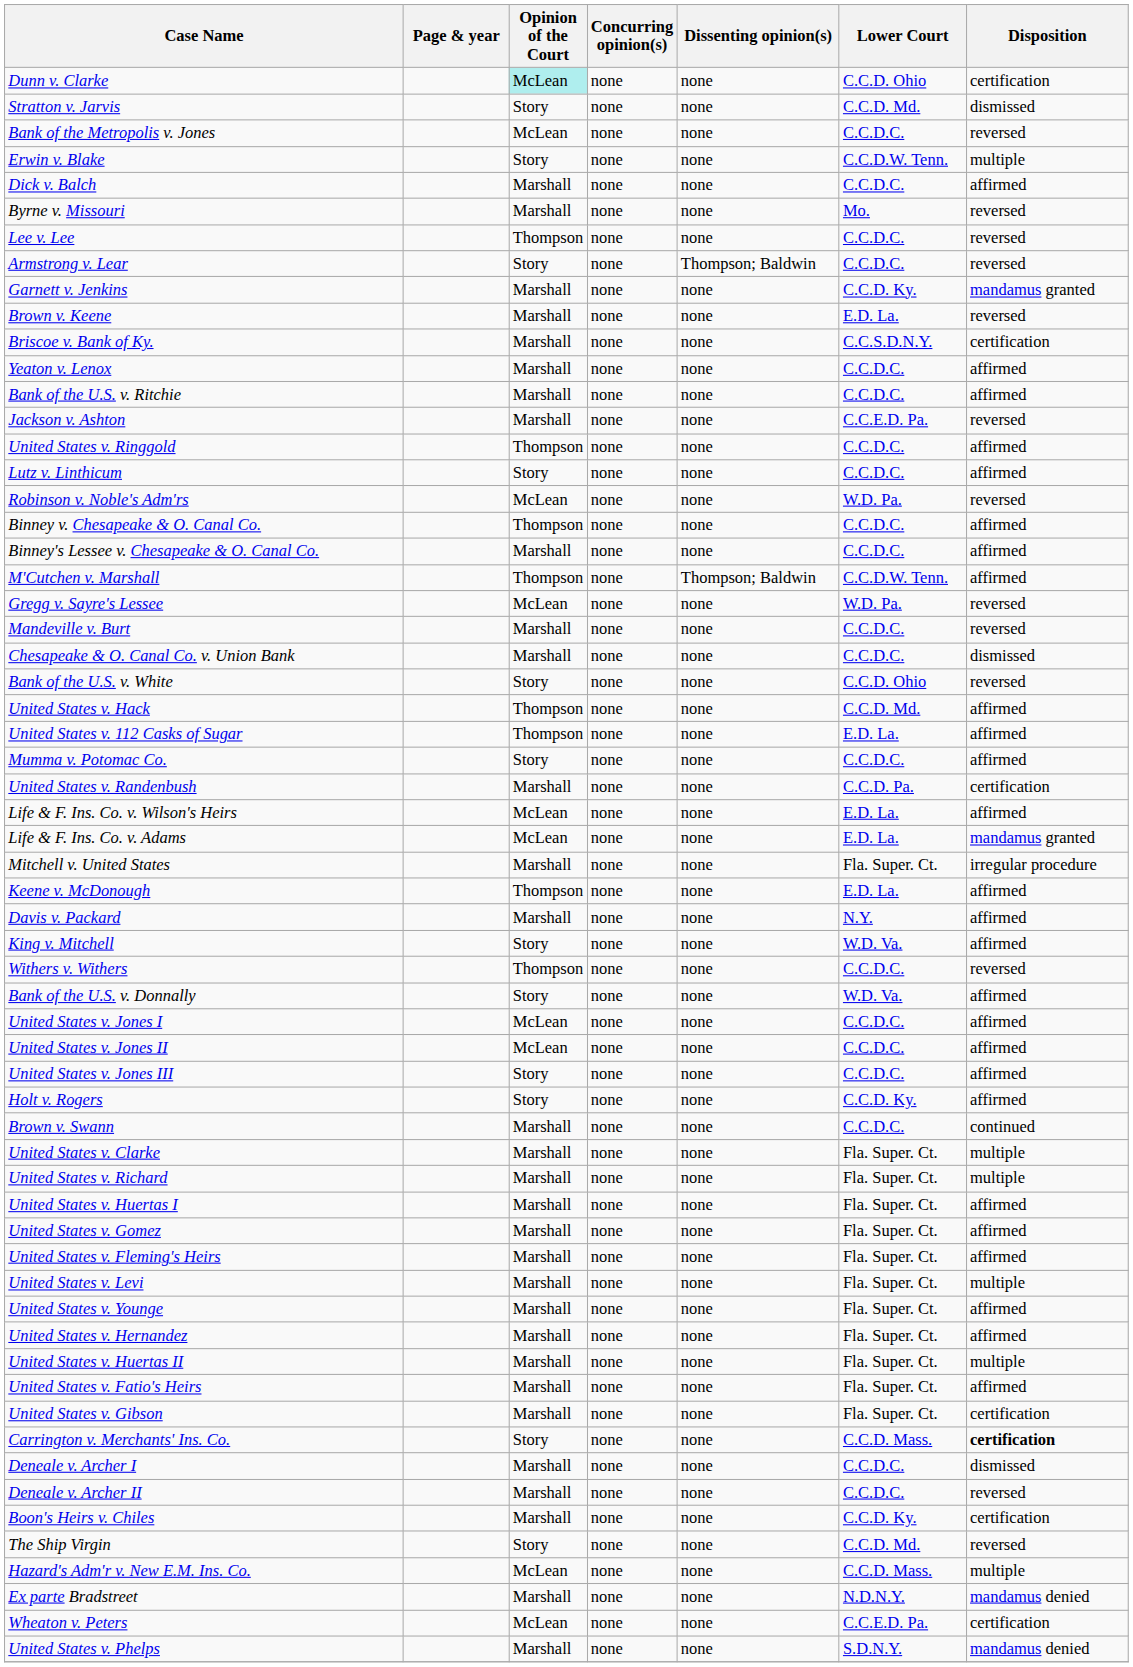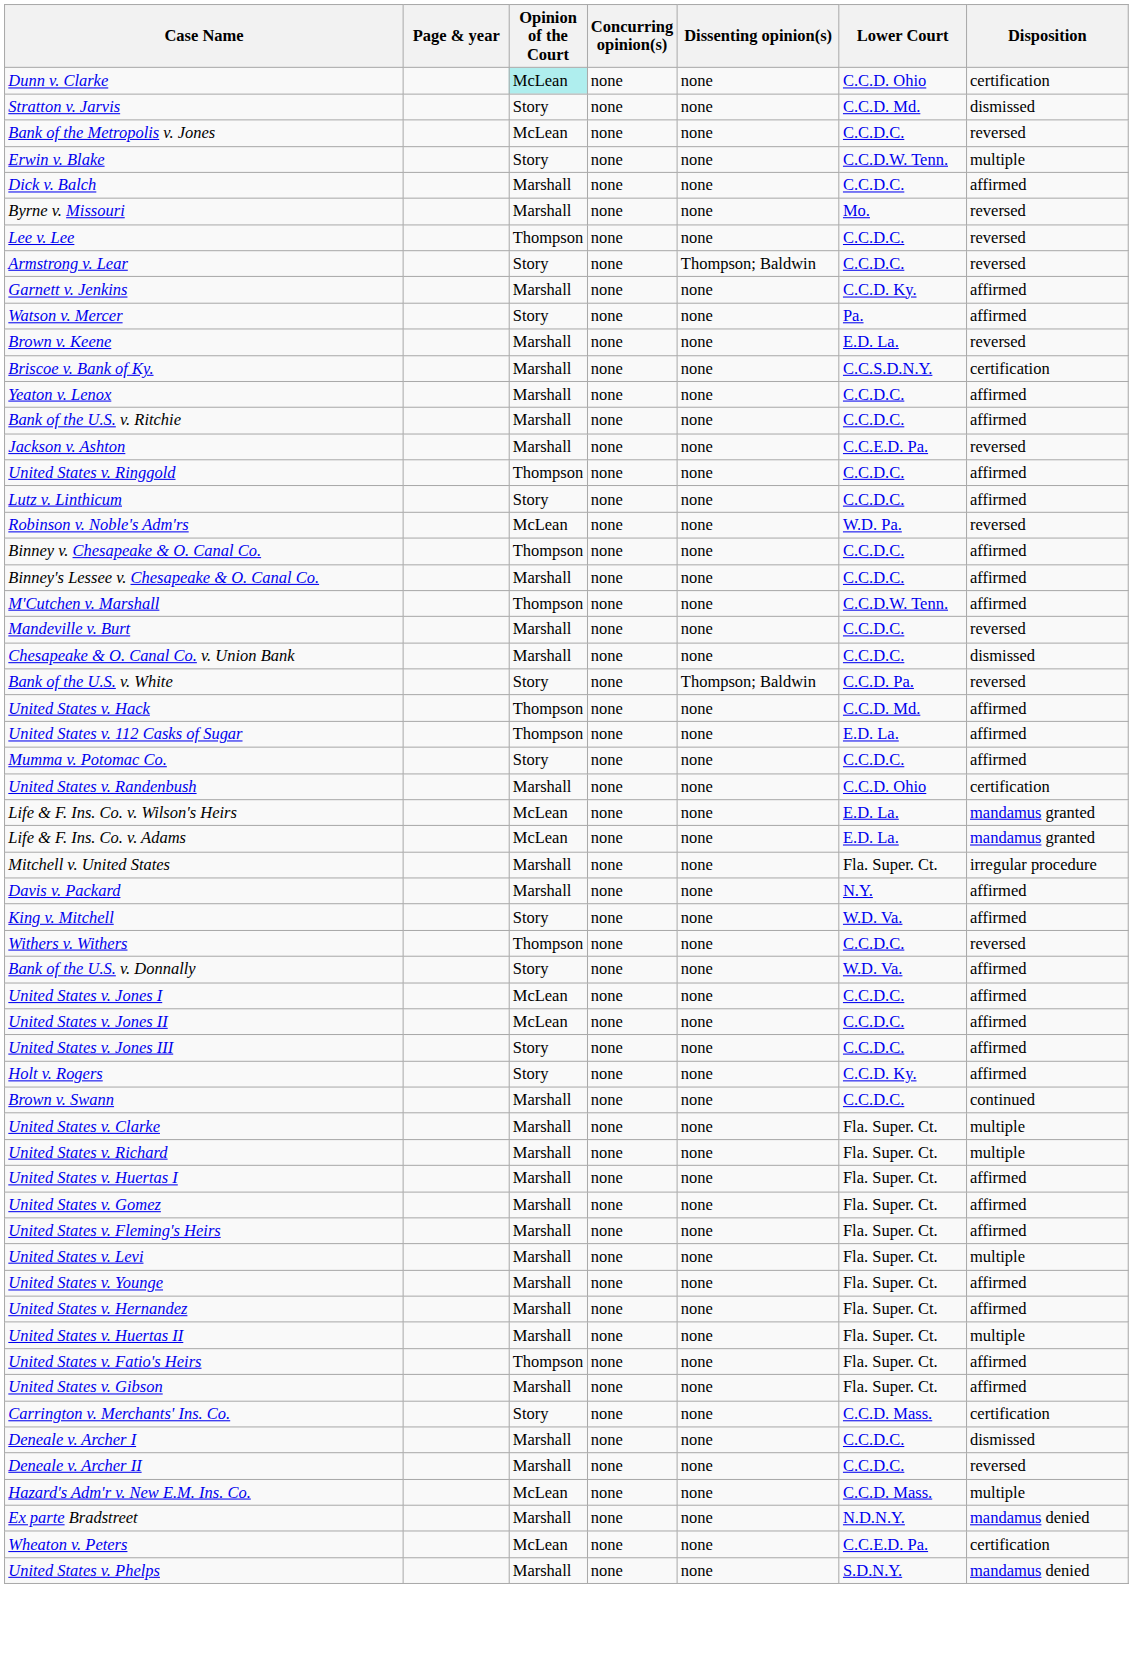(1033, 289) mandamus granted -> (998, 289) affirmed
+ row: (65, 316)
(748, 577) Thompson; Baldwin -> (697, 603) none
- row: (86, 603)
(697, 681) none -> (748, 681) Thompson; Baldwin
(885, 681) C.C.D. Ohio -> (878, 681) C.C.D. Pa.
(878, 786) C.C.D. Pa. -> (885, 786) C.C.D. Ohio
(998, 812) affirmed -> (1033, 812) mandamus granted
- row: (79, 891)
(542, 1387) Marshall -> (548, 1361) Thompson
(1010, 1413) certification -> (998, 1387) affirmed
(1013, 1439) bold -> (1010, 1413) normal
- row: (81, 1518)
- row: (60, 1544)
